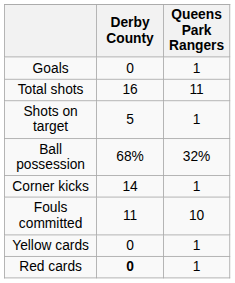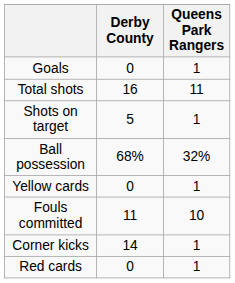rows swapped: (51, 186) <-> (51, 245)
(130, 267) bold -> (130, 267) normal
